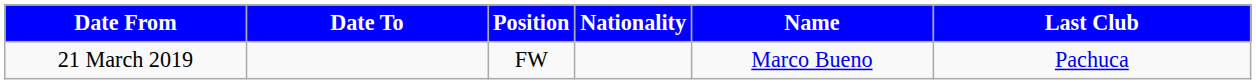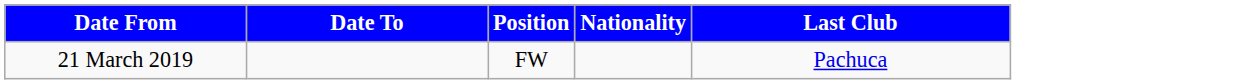- column: (812, 23)
